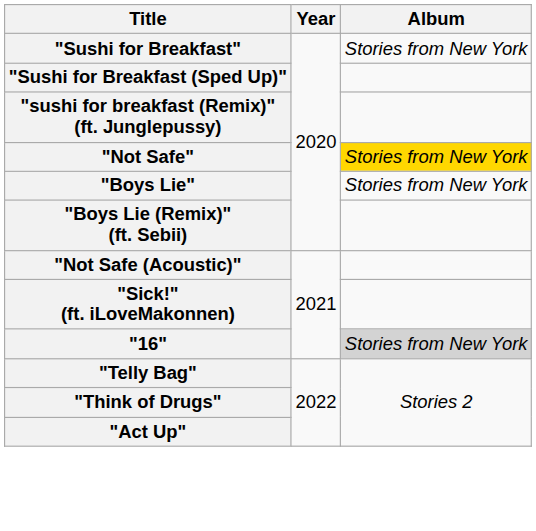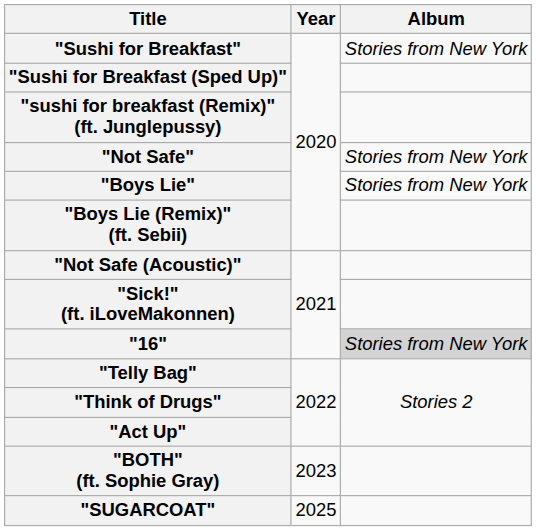(436, 156) gold background -> (436, 156) no background
+ row: (148, 470)
+ row: (148, 510)
